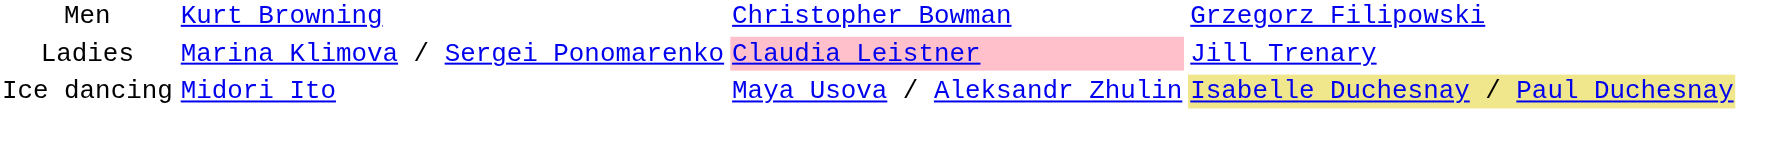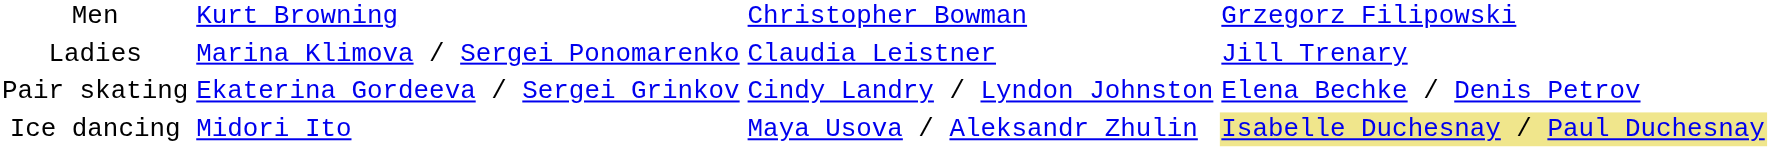(856, 54) pink background -> (872, 54) no background
+ row: (95, 92)
